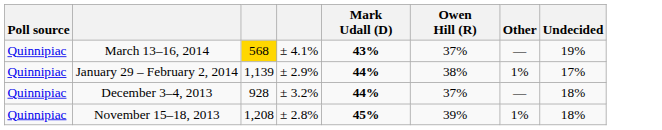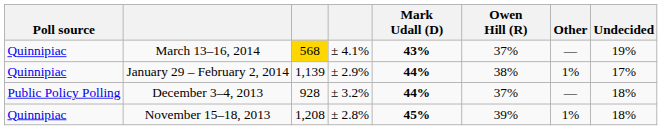(37, 93) Quinnipiac -> (64, 93) Public Policy Polling
